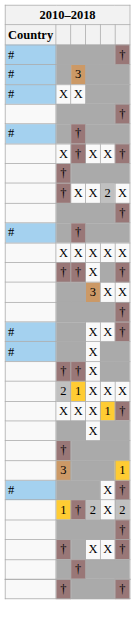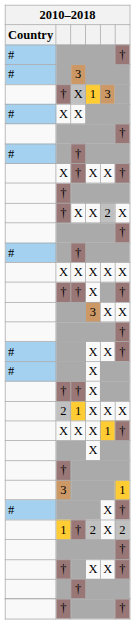+ row: (63, 94)
